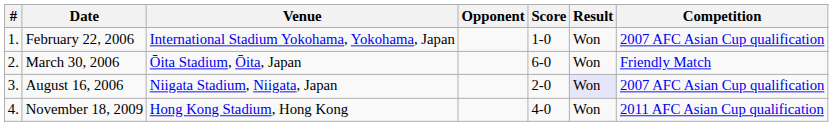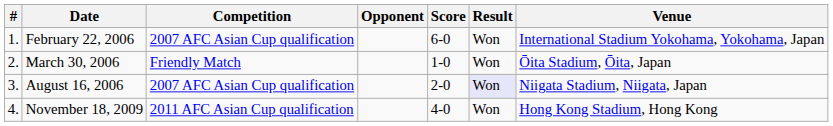columns swapped: (302, 16) <-> (722, 16)
(541, 39) 1-0 -> (441, 39) 6-0
(541, 62) 6-0 -> (441, 62) 1-0
